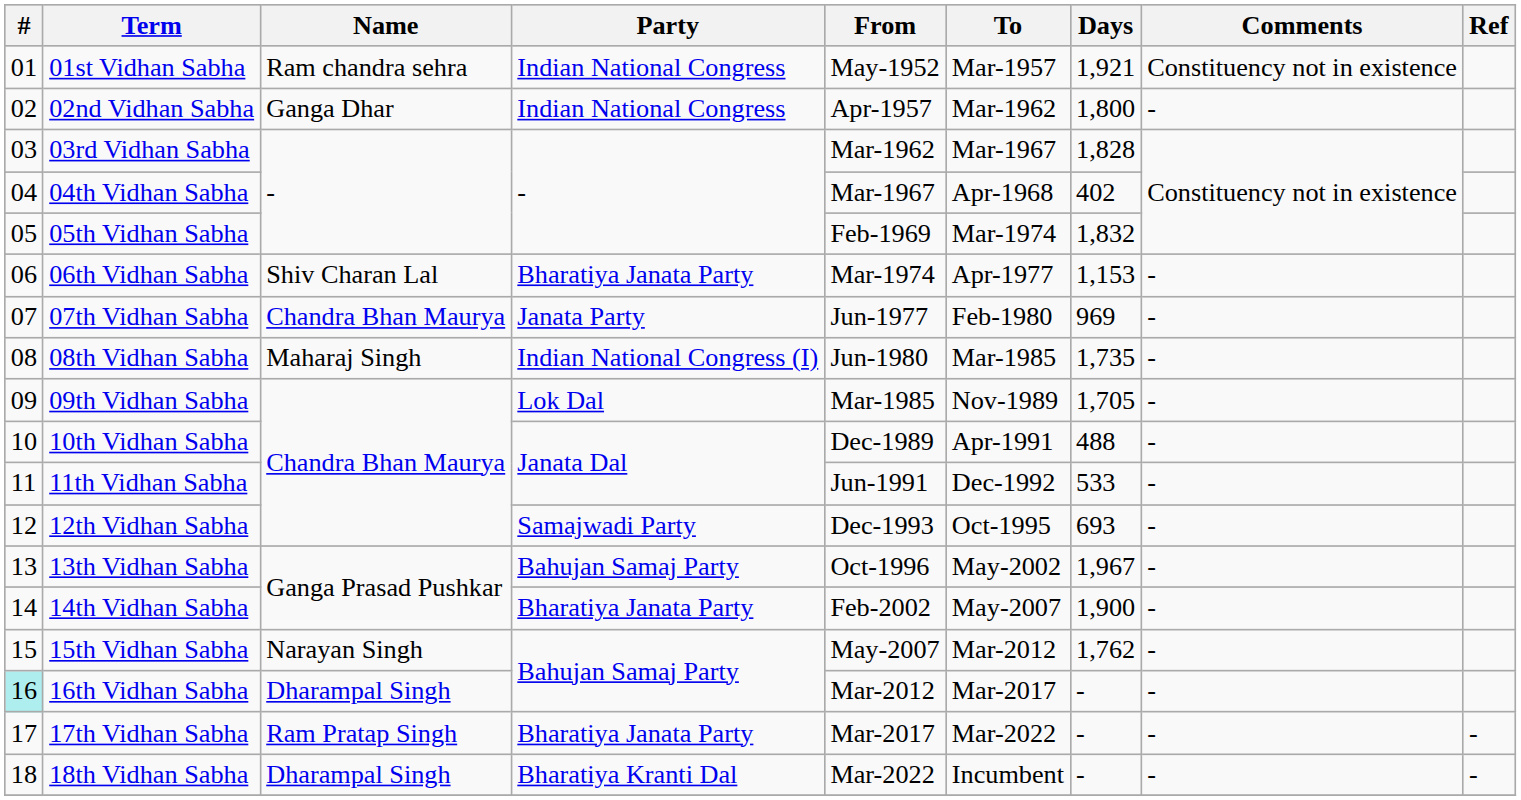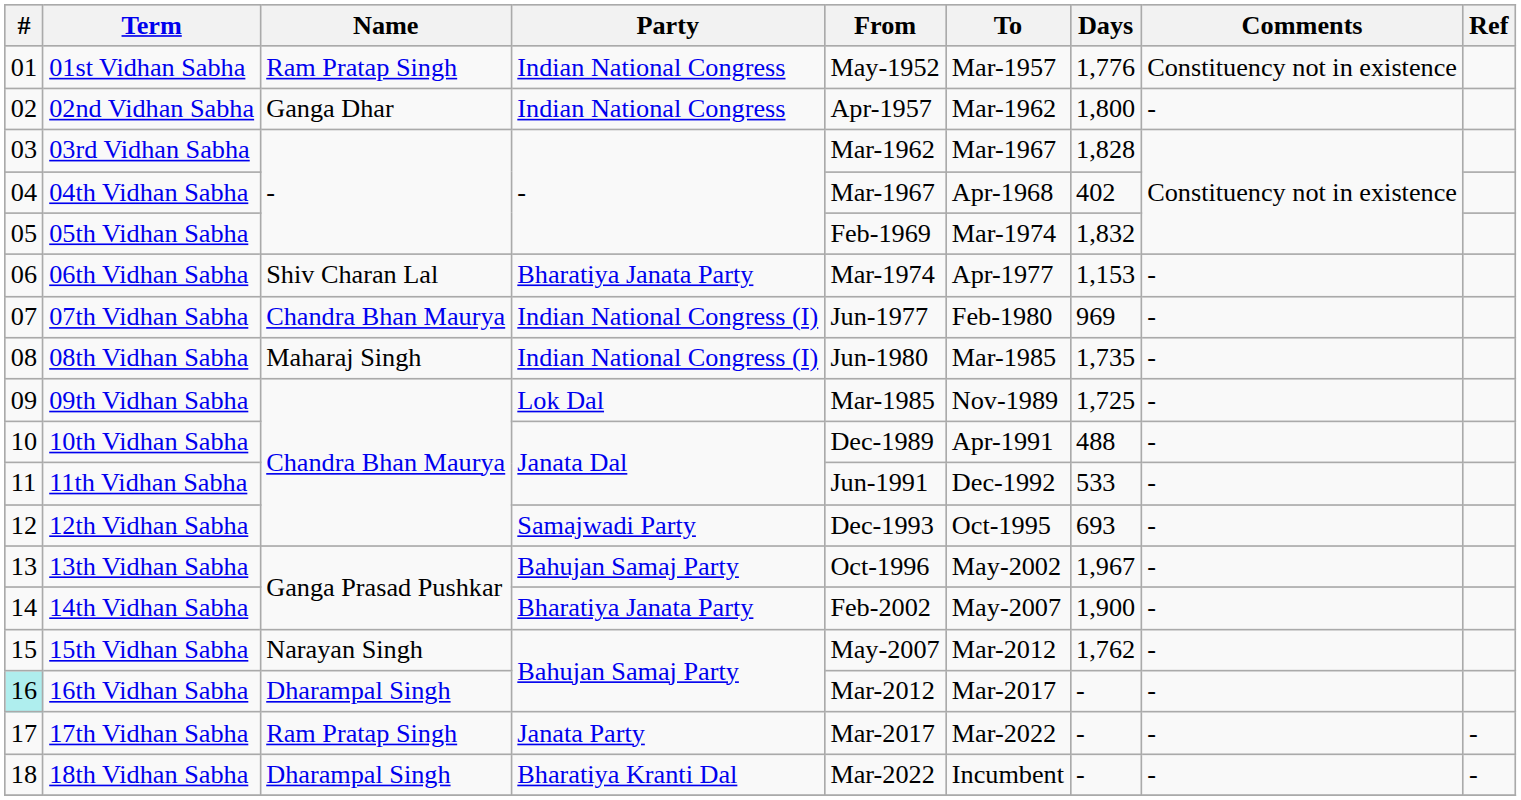(367, 66) Ram chandra sehra -> (362, 66) Ram Pratap Singh
(1106, 66) 1,921 -> (1106, 66) 1,776
(581, 316) Janata Party -> (668, 316) Indian National Congress (I)
(1106, 399) 1,705 -> (1106, 399) 1,725
(635, 732) Bharatiya Janata Party -> (581, 732) Janata Party
